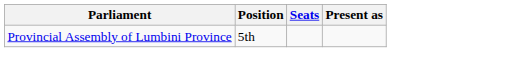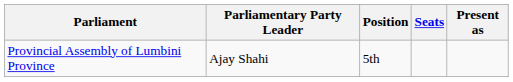+ column: (283, 22)
